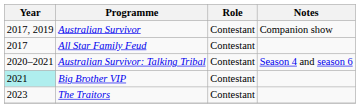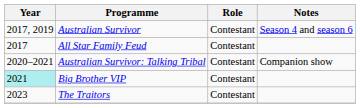(296, 29) Companion show -> (306, 29) Season 4 and season 6
(306, 62) Season 4 and season 6 -> (296, 62) Companion show
